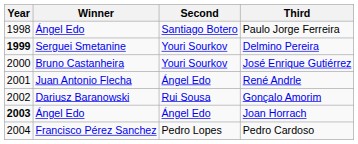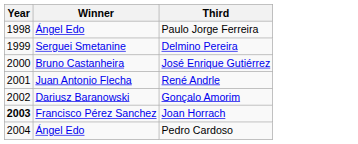- column: (200, 13)
(19, 47) bold -> (19, 47) normal
(60, 114) Ángel Edo -> (96, 114) Francisco Pérez Sanchez
(96, 131) Francisco Pérez Sanchez -> (60, 131) Ángel Edo
